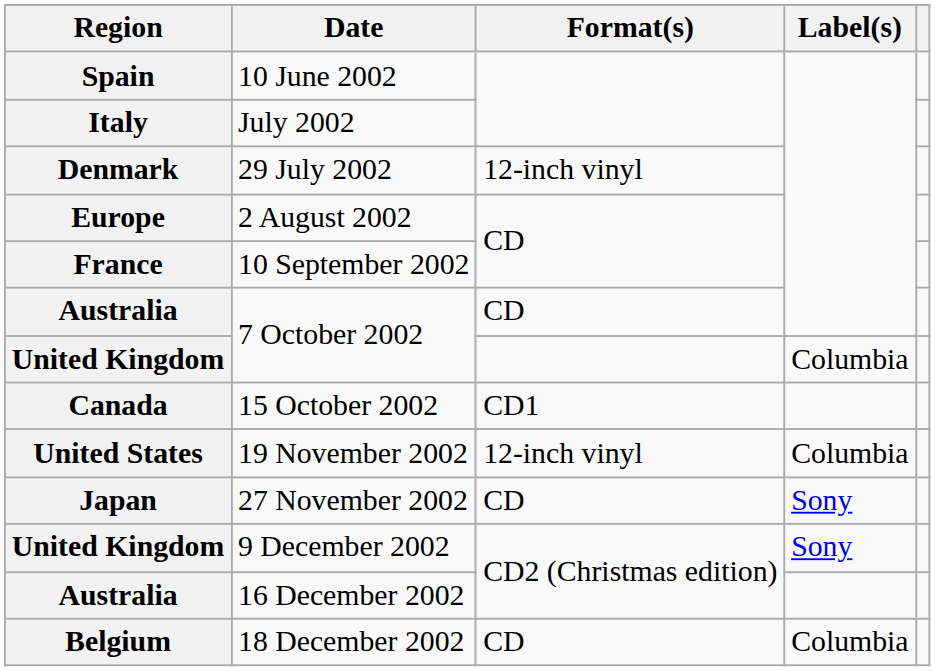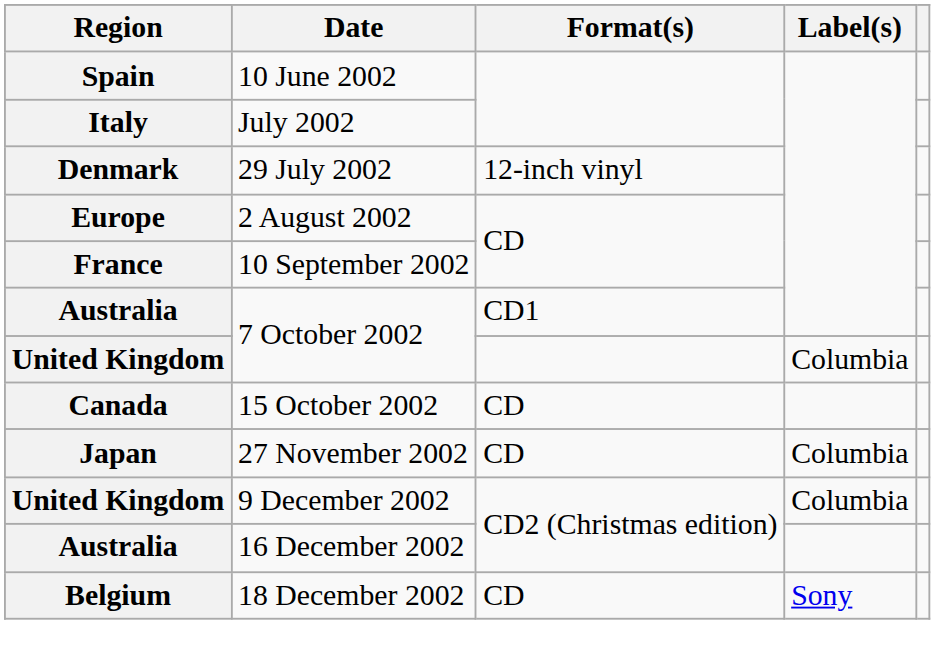(504, 311) CD -> (511, 311) CD1
(511, 405) CD1 -> (504, 405) CD
- row: (118, 452)
(822, 500) Sony -> (850, 452) Columbia
(822, 547) Sony -> (850, 500) Columbia
(850, 641) Columbia -> (822, 594) Sony
